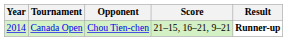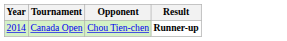- column: (192, 12)
